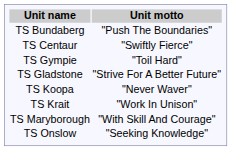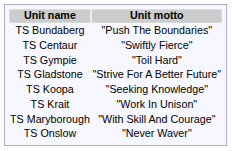(157, 89) "Never Waver" -> (157, 89) "Seeking Knowledge"
(157, 134) "Seeking Knowledge" -> (157, 134) "Never Waver"
